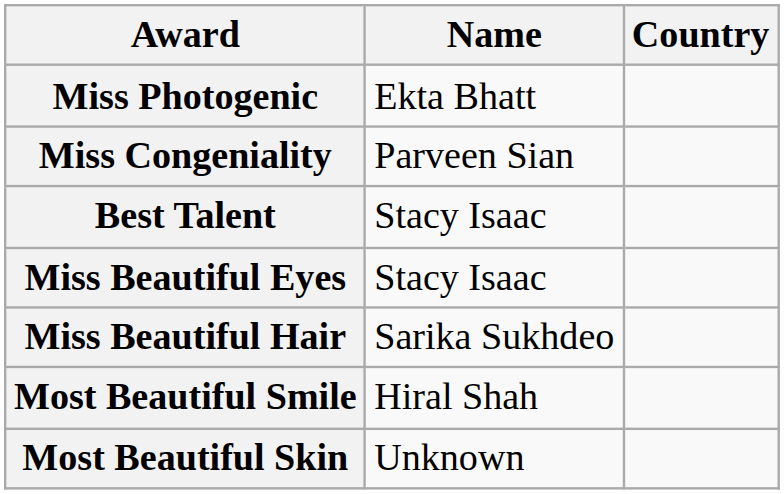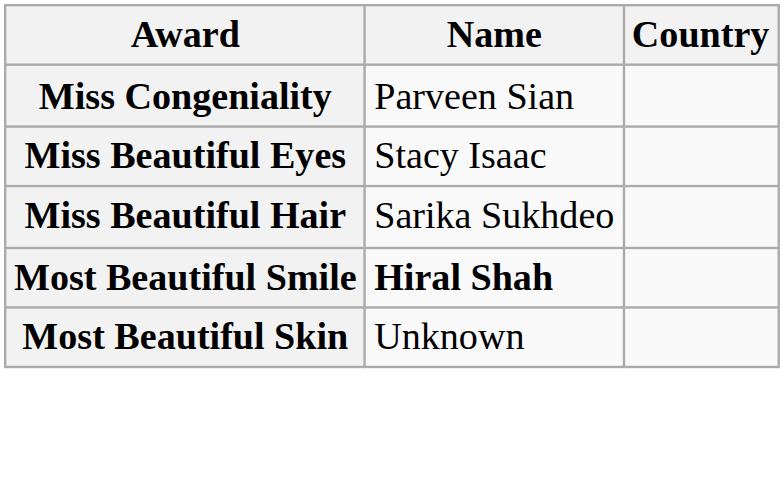- row: (185, 95)
- row: (185, 215)
(456, 397) normal -> (464, 276) bold
